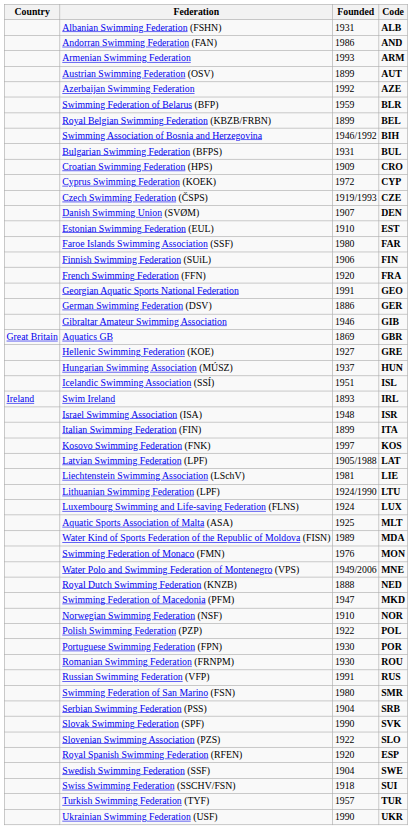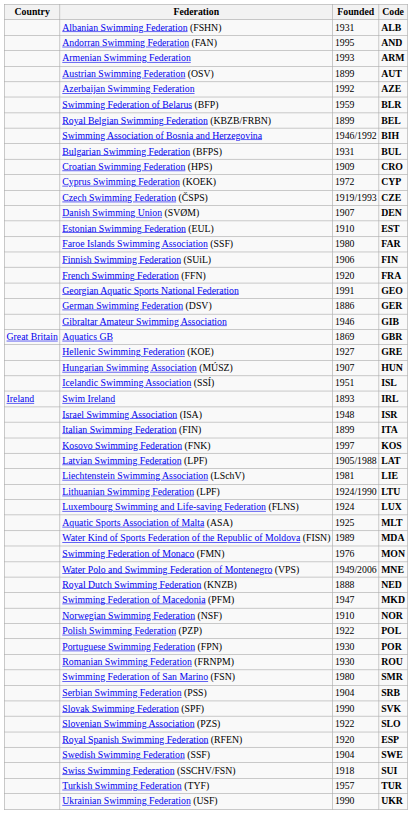(345, 43) 1986 -> (345, 43) 1995
(345, 368) 1937 -> (345, 368) 1907
- row: (136, 677)
